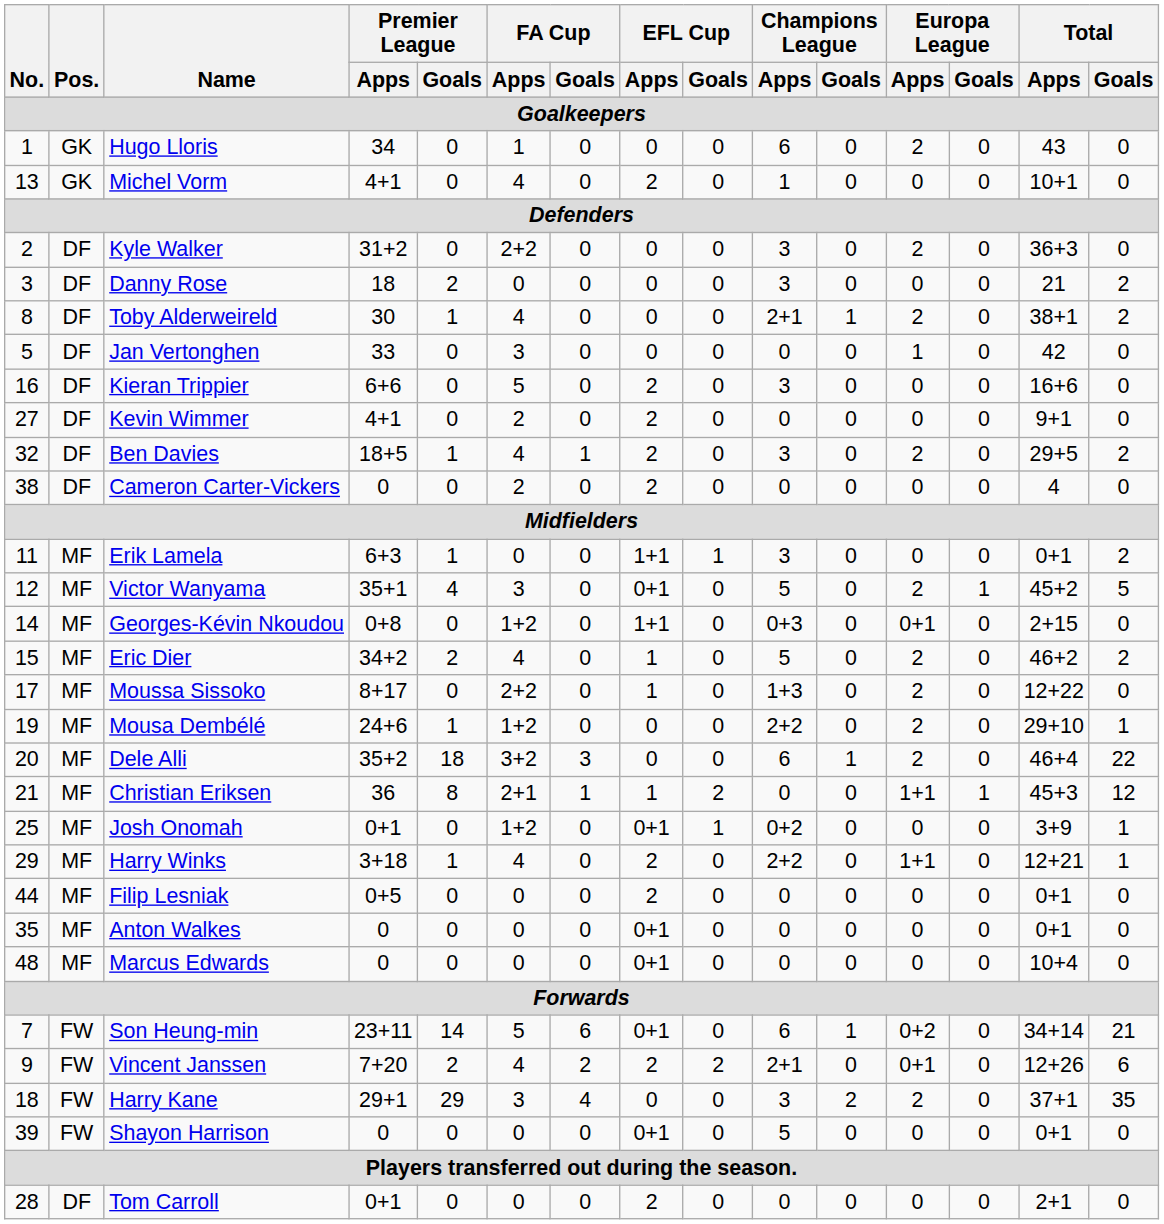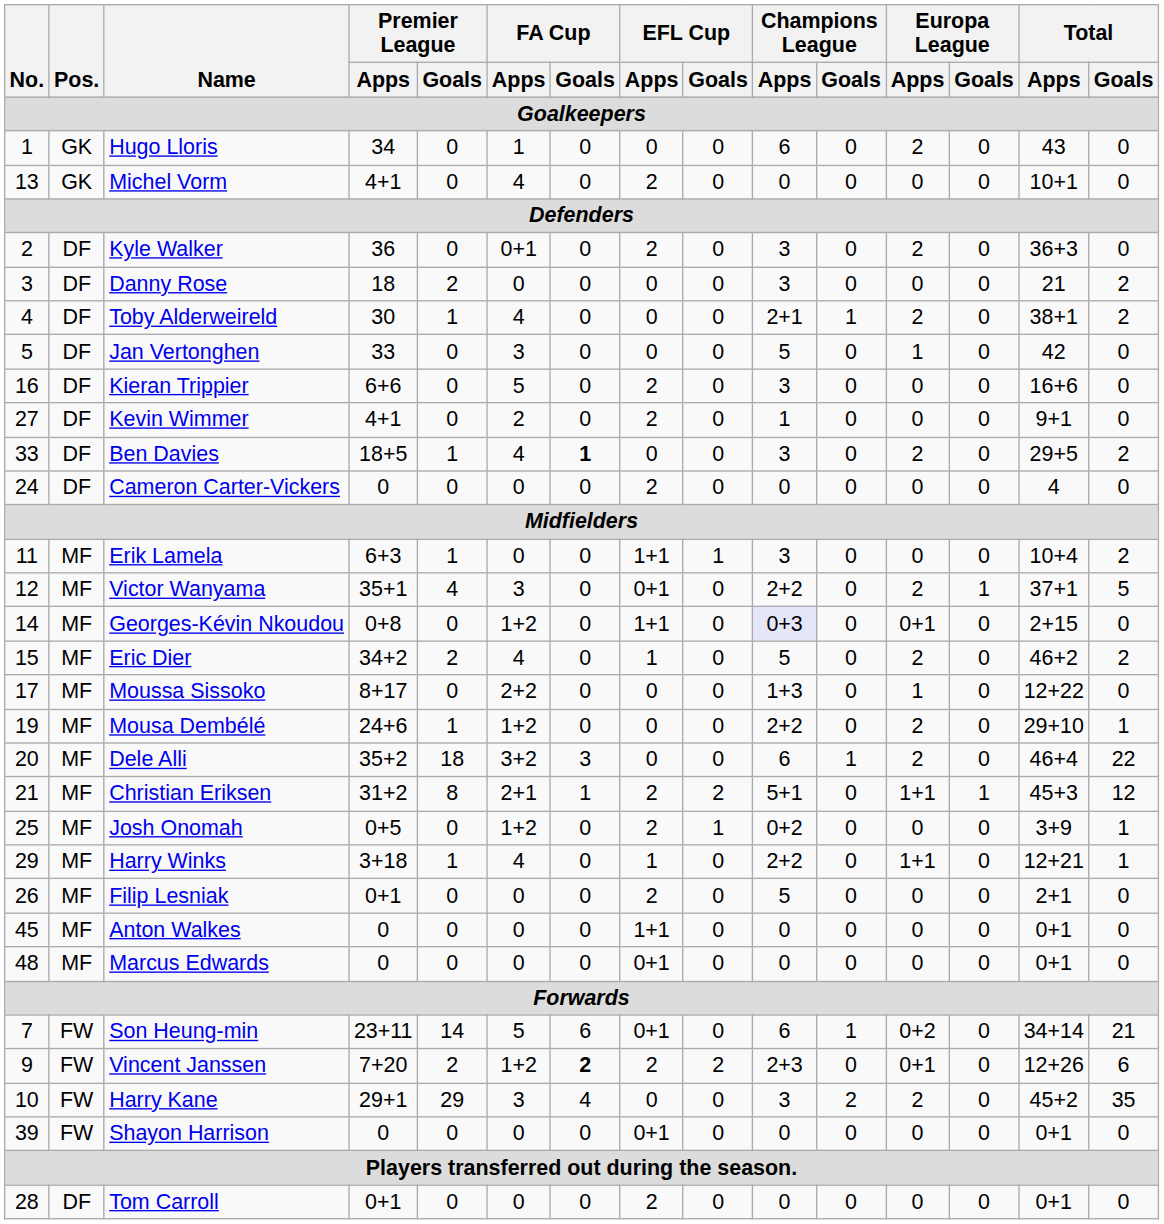(785, 181) 1 -> (785, 181) 0
(383, 249) 31+2 -> (383, 249) 36
(519, 249) 2+2 -> (519, 249) 0+1
(652, 249) 0 -> (652, 249) 2
(27, 317) 8 -> (27, 317) 4
(785, 351) 0 -> (785, 351) 5
(785, 419) 0 -> (785, 419) 1
(27, 453) 32 -> (27, 453) 33
(585, 453) normal -> (585, 453) bold
(652, 453) 2 -> (652, 453) 0
(27, 487) 38 -> (27, 487) 24
(519, 487) 2 -> (519, 487) 0
(1054, 555) 0+1 -> (1054, 555) 10+4
(785, 589) 5 -> (785, 589) 2+2
(1054, 589) 45+2 -> (1054, 589) 37+1
(785, 623) no background -> (785, 623) lavender background
(652, 691) 1 -> (652, 691) 0
(918, 691) 2 -> (918, 691) 1
(383, 793) 36 -> (383, 793) 31+2
(652, 793) 1 -> (652, 793) 2
(785, 793) 0 -> (785, 793) 5+1
(383, 827) 0+1 -> (383, 827) 0+5
(652, 827) 0+1 -> (652, 827) 2
(652, 861) 2 -> (652, 861) 1
(27, 895) 44 -> (27, 895) 26
(383, 895) 0+5 -> (383, 895) 0+1
(785, 895) 0 -> (785, 895) 5
(1054, 895) 0+1 -> (1054, 895) 2+1
(27, 929) 35 -> (27, 929) 45
(652, 929) 0+1 -> (652, 929) 1+1
(1054, 963) 10+4 -> (1054, 963) 0+1
(519, 1065) 4 -> (519, 1065) 1+2
(585, 1065) normal -> (585, 1065) bold
(785, 1065) 2+1 -> (785, 1065) 2+3
(27, 1099) 18 -> (27, 1099) 10
(1054, 1099) 37+1 -> (1054, 1099) 45+2
(785, 1133) 5 -> (785, 1133) 0
(1054, 1201) 2+1 -> (1054, 1201) 0+1
